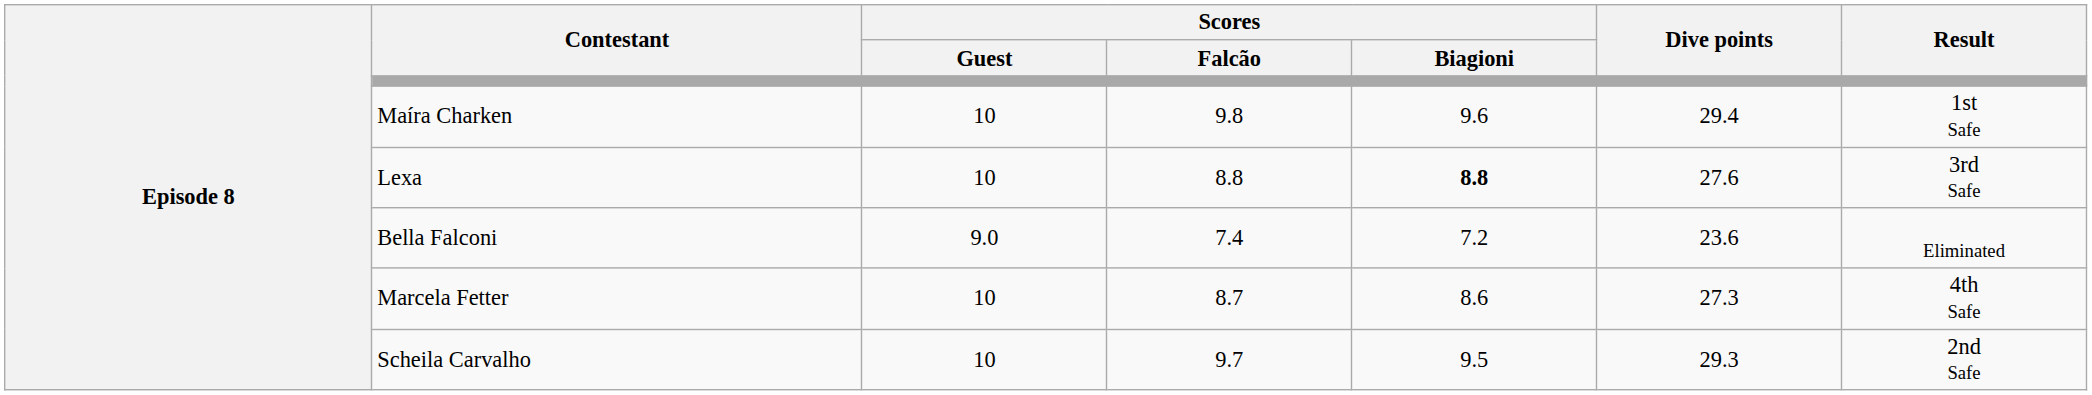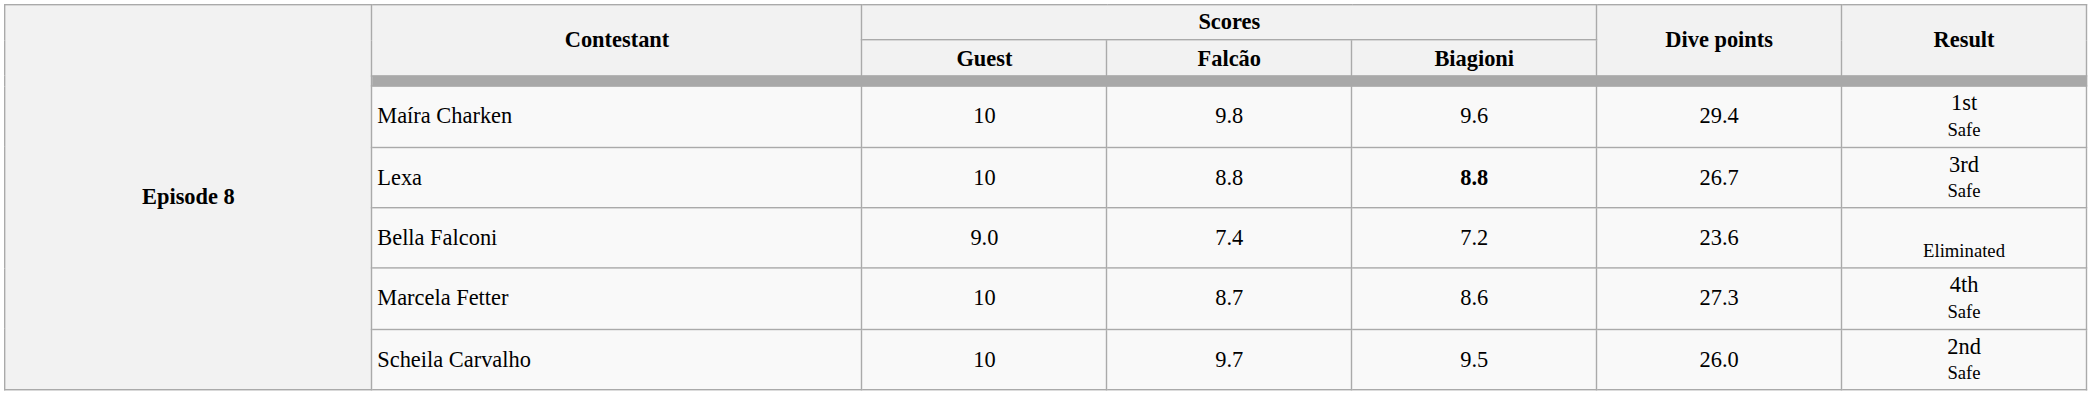(1719, 176) 27.6 -> (1719, 176) 26.7
(1719, 359) 29.3 -> (1719, 359) 26.0
